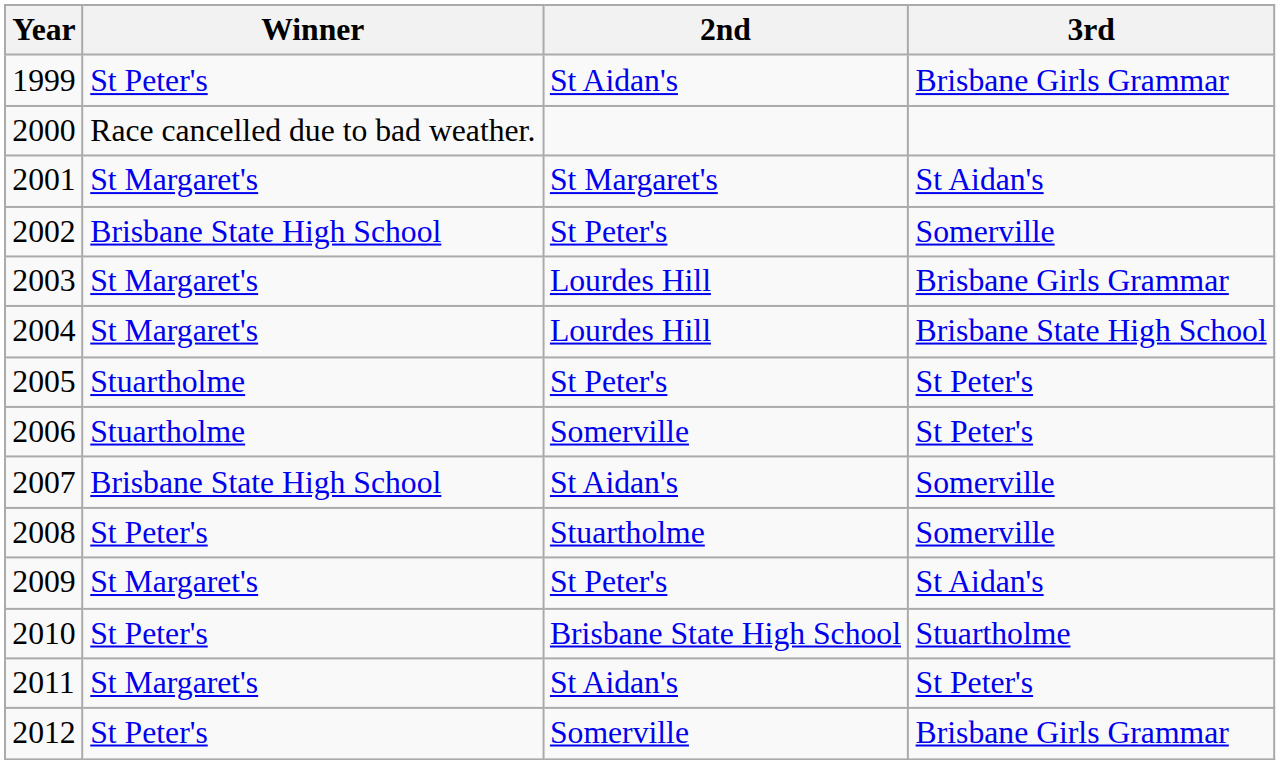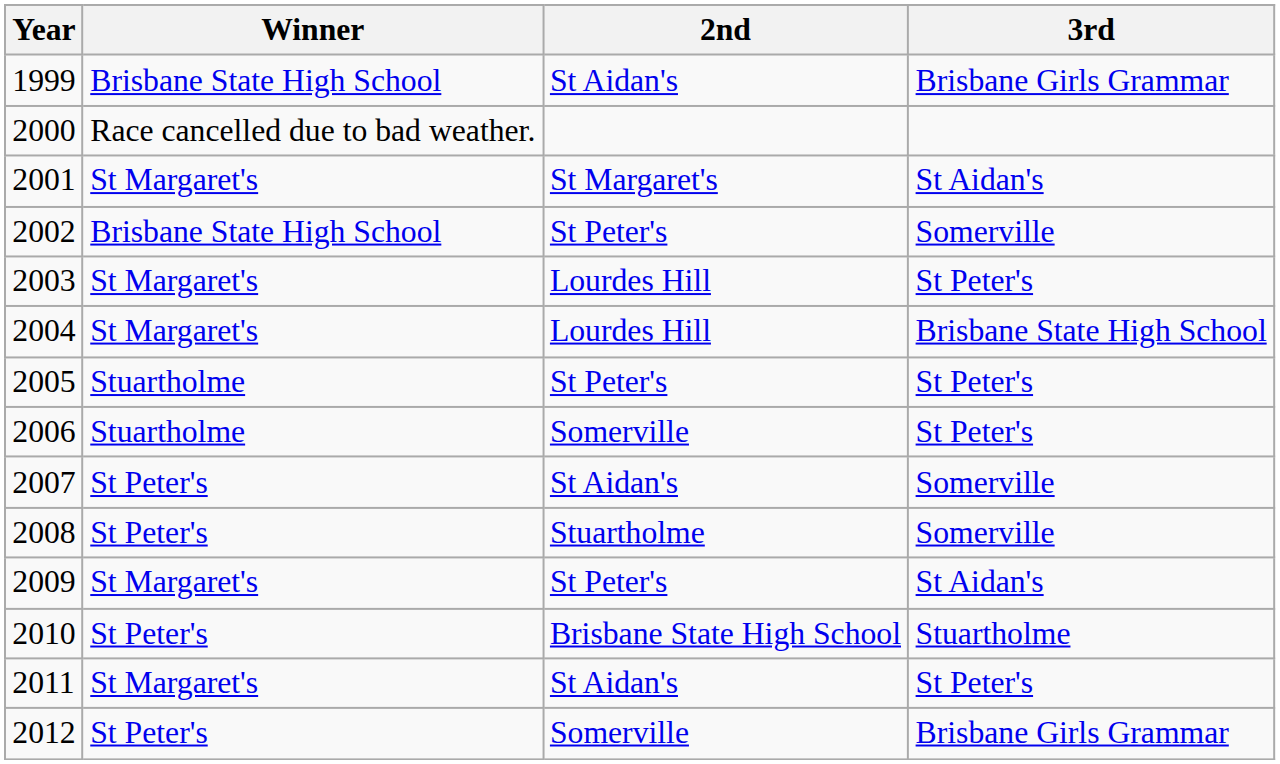(149, 79) St Peter's -> (266, 79) Brisbane State High School
(1072, 280) Brisbane Girls Grammar -> (974, 280) St Peter's
(266, 481) Brisbane State High School -> (149, 481) St Peter's
